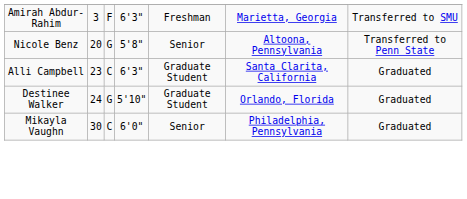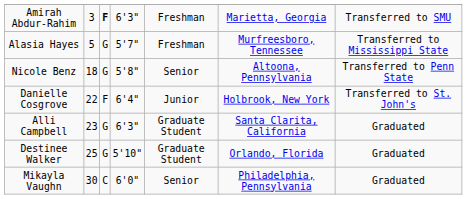(109, 18) normal -> (105, 18) bold
+ row: (44, 45)
(96, 45) 20 -> (92, 72) 18
+ row: (44, 99)
(109, 72) C -> (105, 127) G
(96, 99) 24 -> (92, 154) 25
